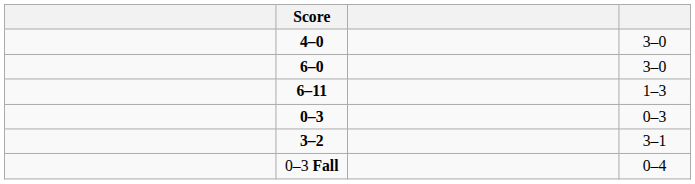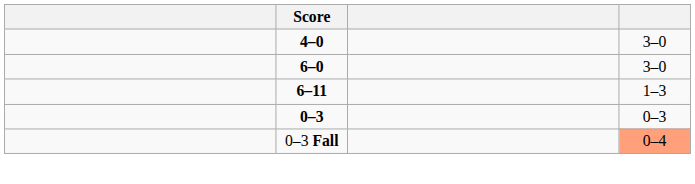- row: (312, 141)
(655, 166) no background -> (655, 141) lightsalmon background
